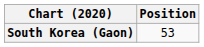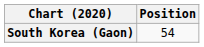(168, 33) 53 -> (168, 33) 54
